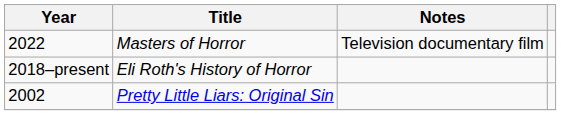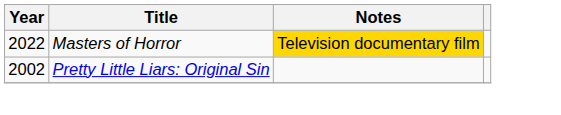(443, 43) no background -> (378, 43) gold background
- row: (214, 69)
